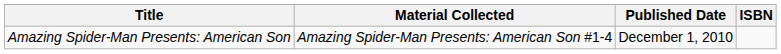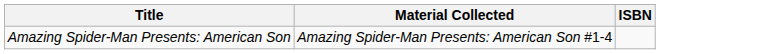- column: (676, 15)
